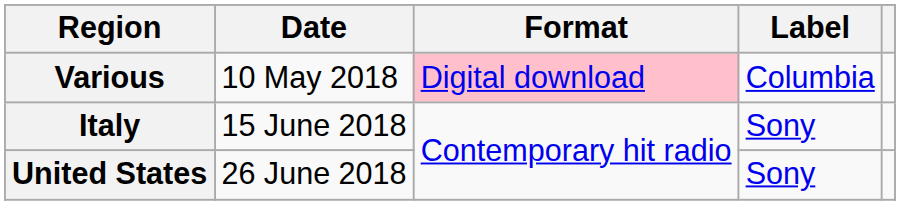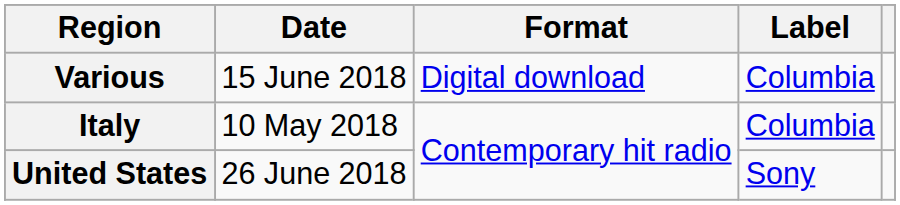(310, 77) 10 May 2018 -> (314, 77) 15 June 2018
(533, 77) pink background -> (533, 77) no background
(314, 125) 15 June 2018 -> (310, 125) 10 May 2018
(780, 125) Sony -> (810, 125) Columbia
